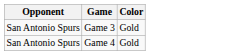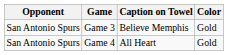+ column: (156, 12)
